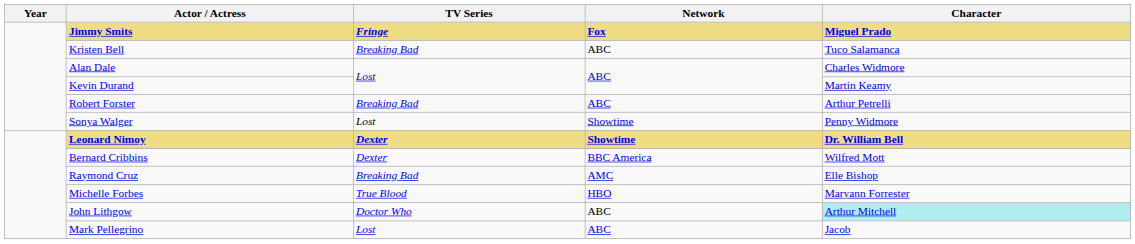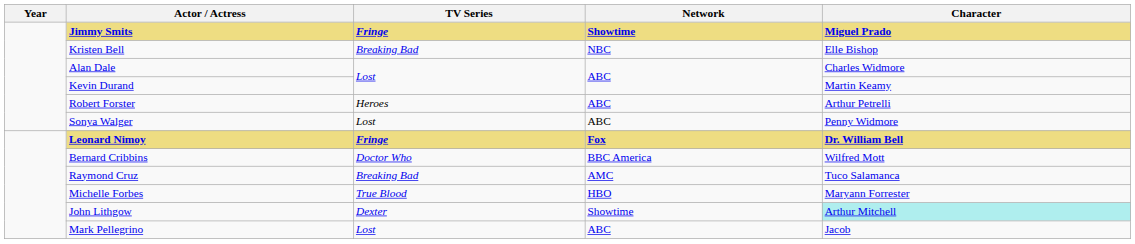(597, 31) Fox -> (611, 31) Showtime
(599, 49) ABC -> (599, 49) NBC
(862, 49) Tuco Salamanca -> (851, 49) Elle Bishop
(387, 103) Breaking Bad -> (372, 103) Heroes
(610, 121) Showtime -> (599, 121) ABC
(372, 139) Dexter -> (372, 139) Fringe
(611, 139) Showtime -> (597, 139) Fox
(371, 157) Dexter -> (384, 157) Doctor Who
(851, 175) Elle Bishop -> (862, 175) Tuco Salamanca
(384, 211) Doctor Who -> (371, 211) Dexter
(599, 211) ABC -> (610, 211) Showtime
